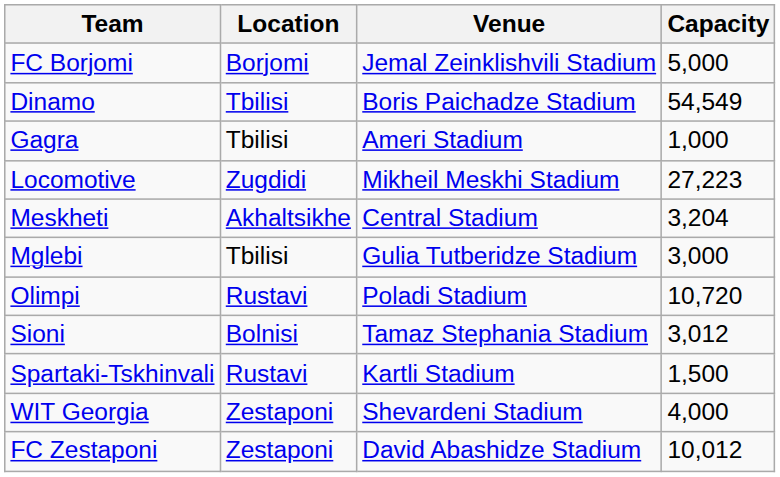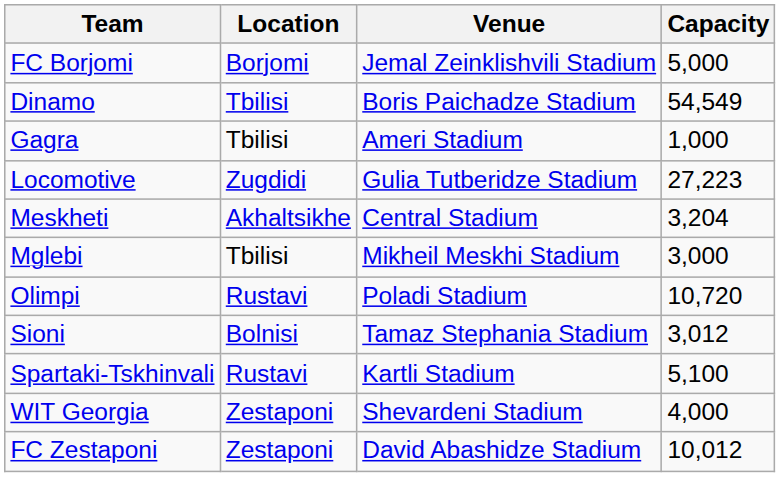(491, 179) Mikheil Meskhi Stadium -> (500, 179) Gulia Tutberidze Stadium
(500, 256) Gulia Tutberidze Stadium -> (491, 256) Mikheil Meskhi Stadium
(698, 373) 1,500 -> (698, 373) 5,100
